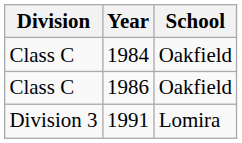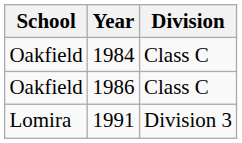columns swapped: (195, 21) <-> (53, 21)
